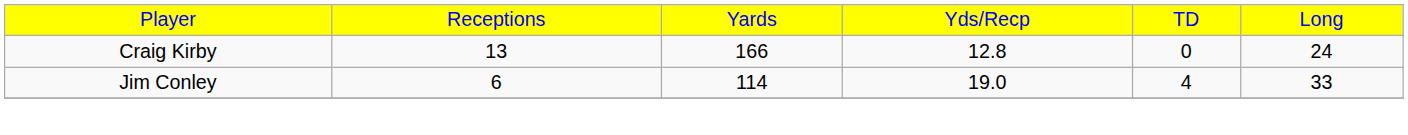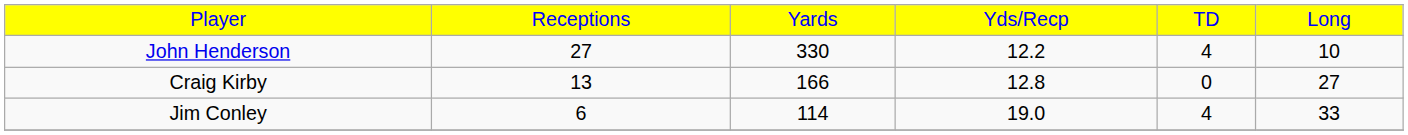+ row: (218, 51)
(1321, 51) 24 -> (1329, 82) 27
